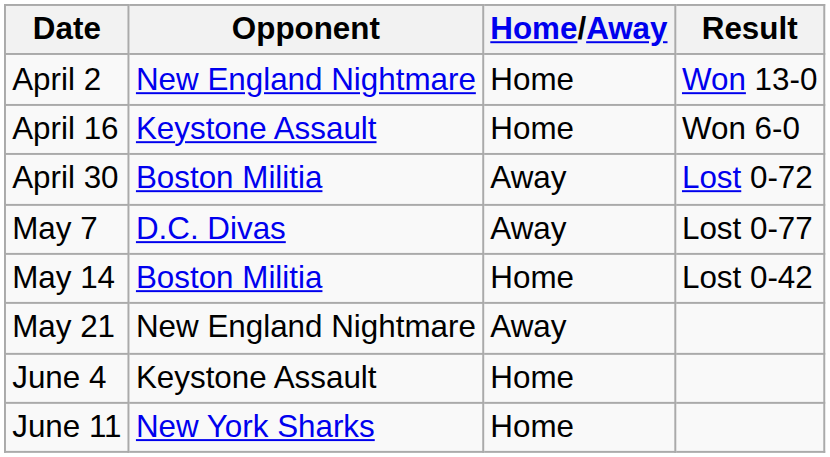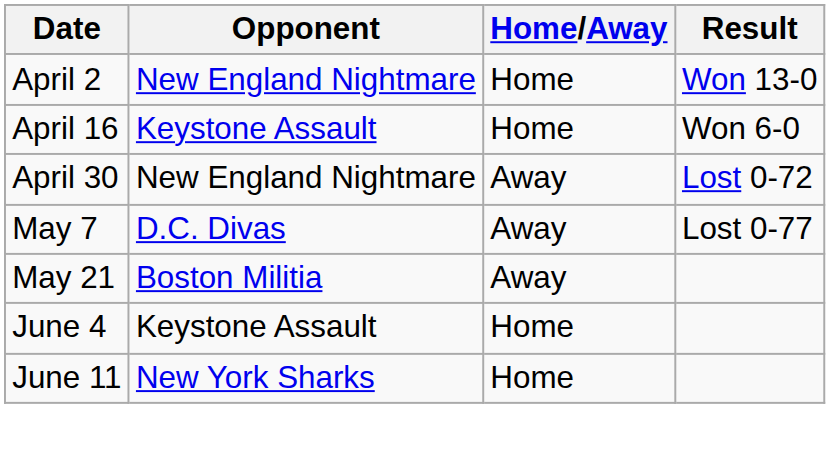(229, 178) Boston Militia -> (306, 178) New England Nightmare
- row: (64, 278)
(306, 327) New England Nightmare -> (229, 278) Boston Militia
